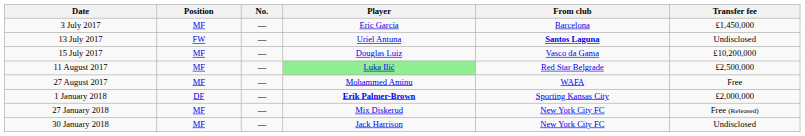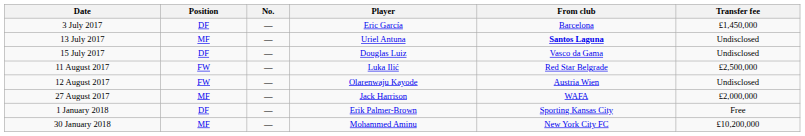(199, 25) MF -> (204, 25) DF
(199, 39) FW -> (204, 39) MF
(199, 53) MF -> (204, 53) DF
(735, 53) £10,200,000 -> (738, 53) Undisclosed
(199, 67) MF -> (204, 67) FW
(379, 67) lightgreen background -> (383, 67) no background
+ row: (82, 81)
(379, 81) Mohammed Aminu -> (383, 95) Jack Harrison
(735, 81) Free -> (738, 95) £2,000,000
(379, 95) bold -> (383, 110) normal
(735, 95) £2,000,000 -> (738, 110) Free
- row: (81, 110)
(379, 124) Jack Harrison -> (383, 124) Mohammed Aminu
(735, 124) Undisclosed -> (738, 124) £10,200,000
